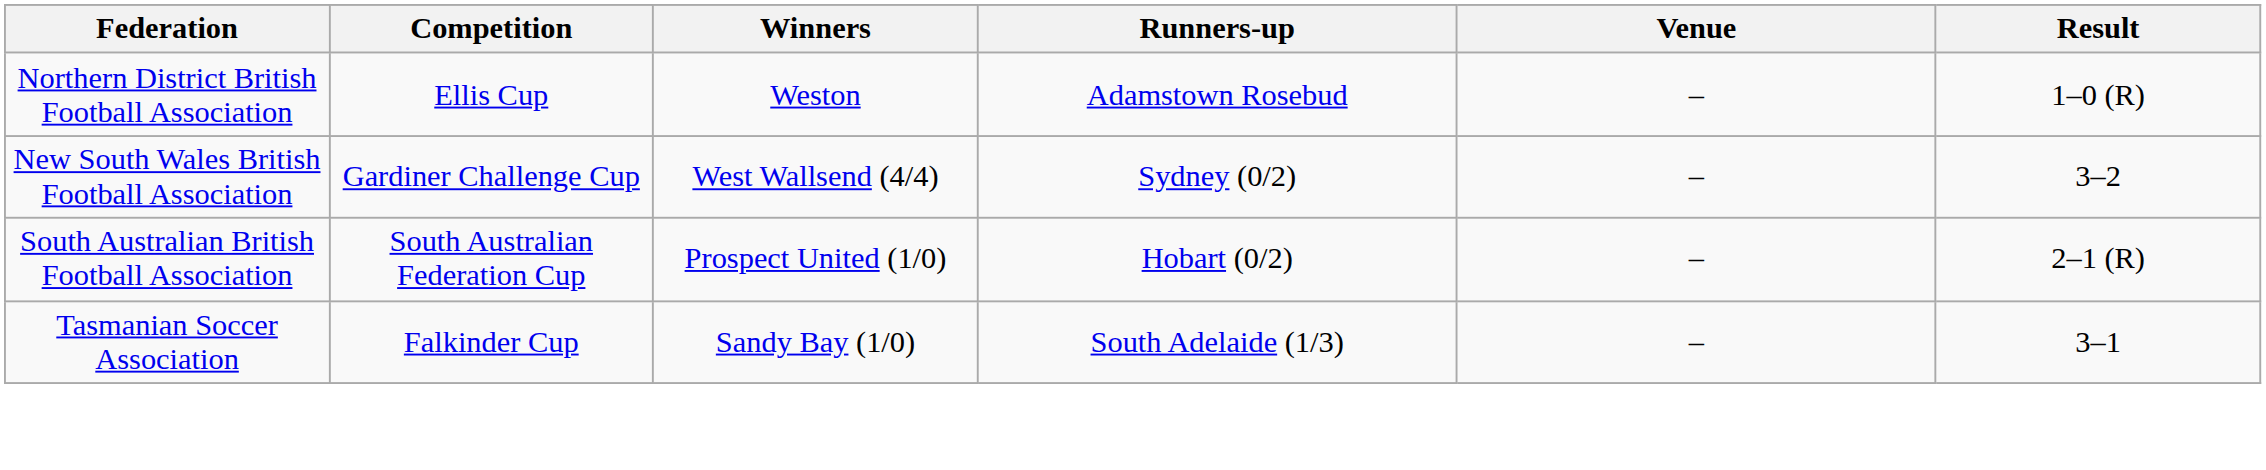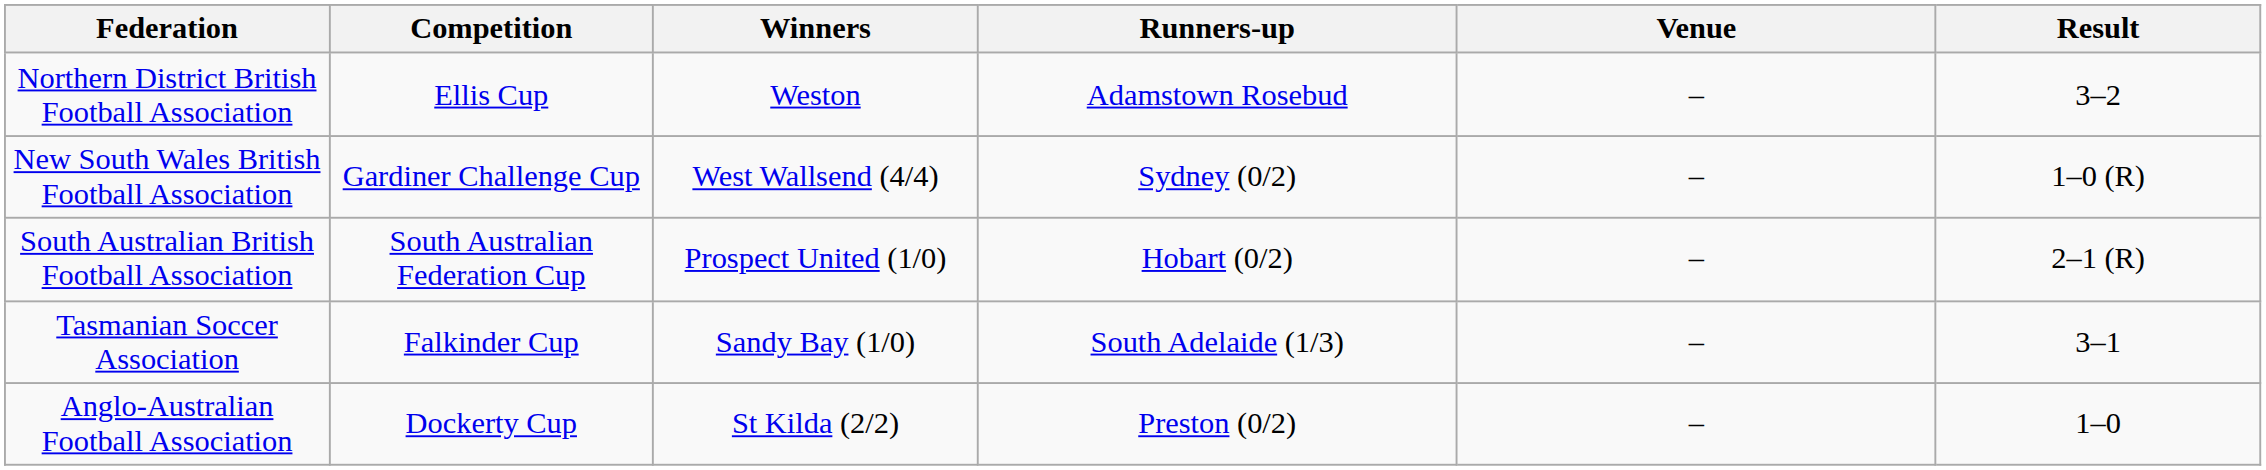(2098, 93) 1–0 (R) -> (2098, 93) 3–2
(2098, 176) 3–2 -> (2098, 176) 1–0 (R)
+ row: (167, 423)
